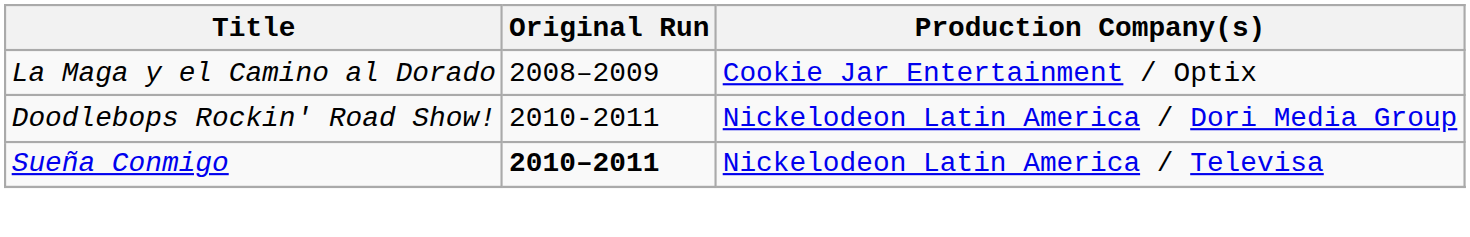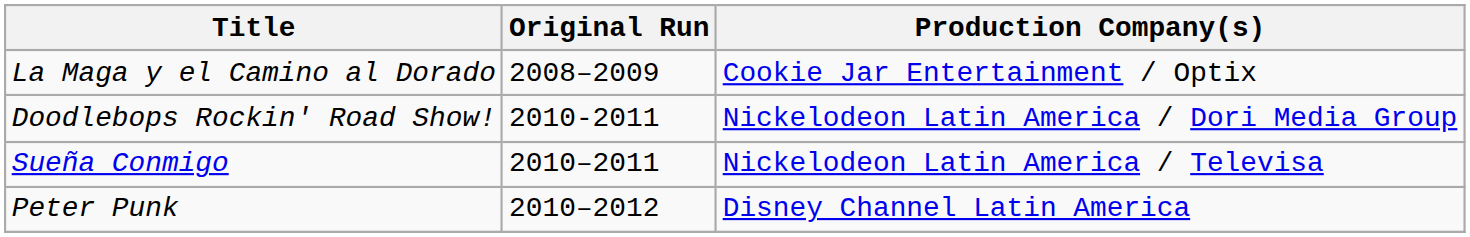(584, 164) bold -> (584, 164) normal
+ row: (95, 209)
